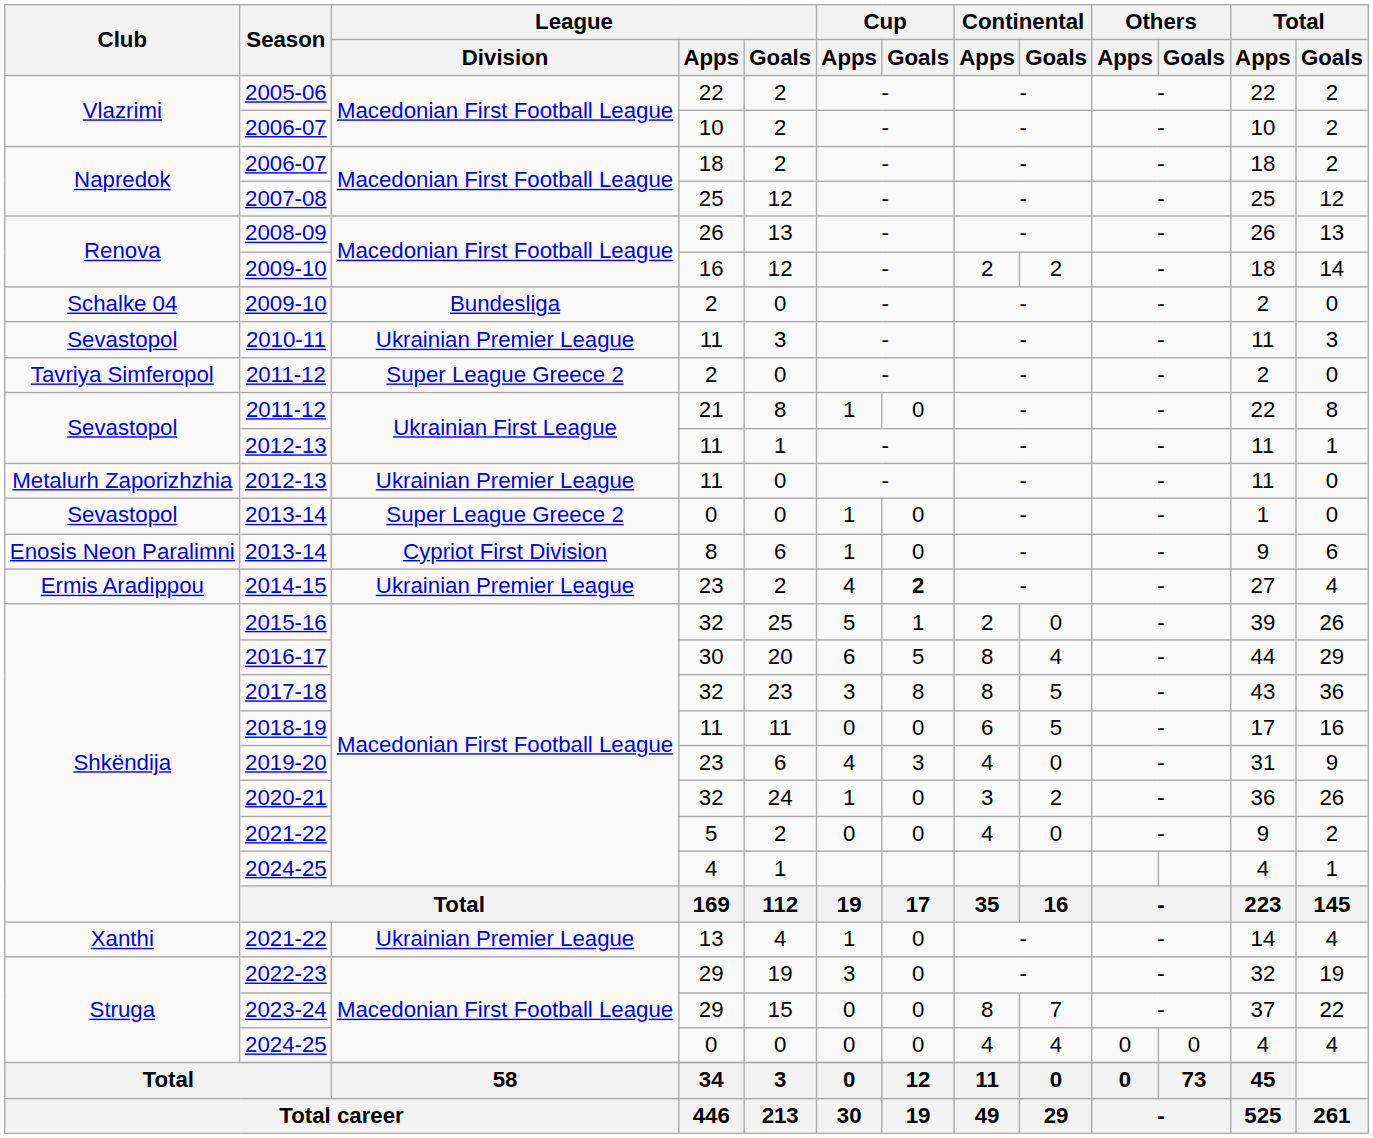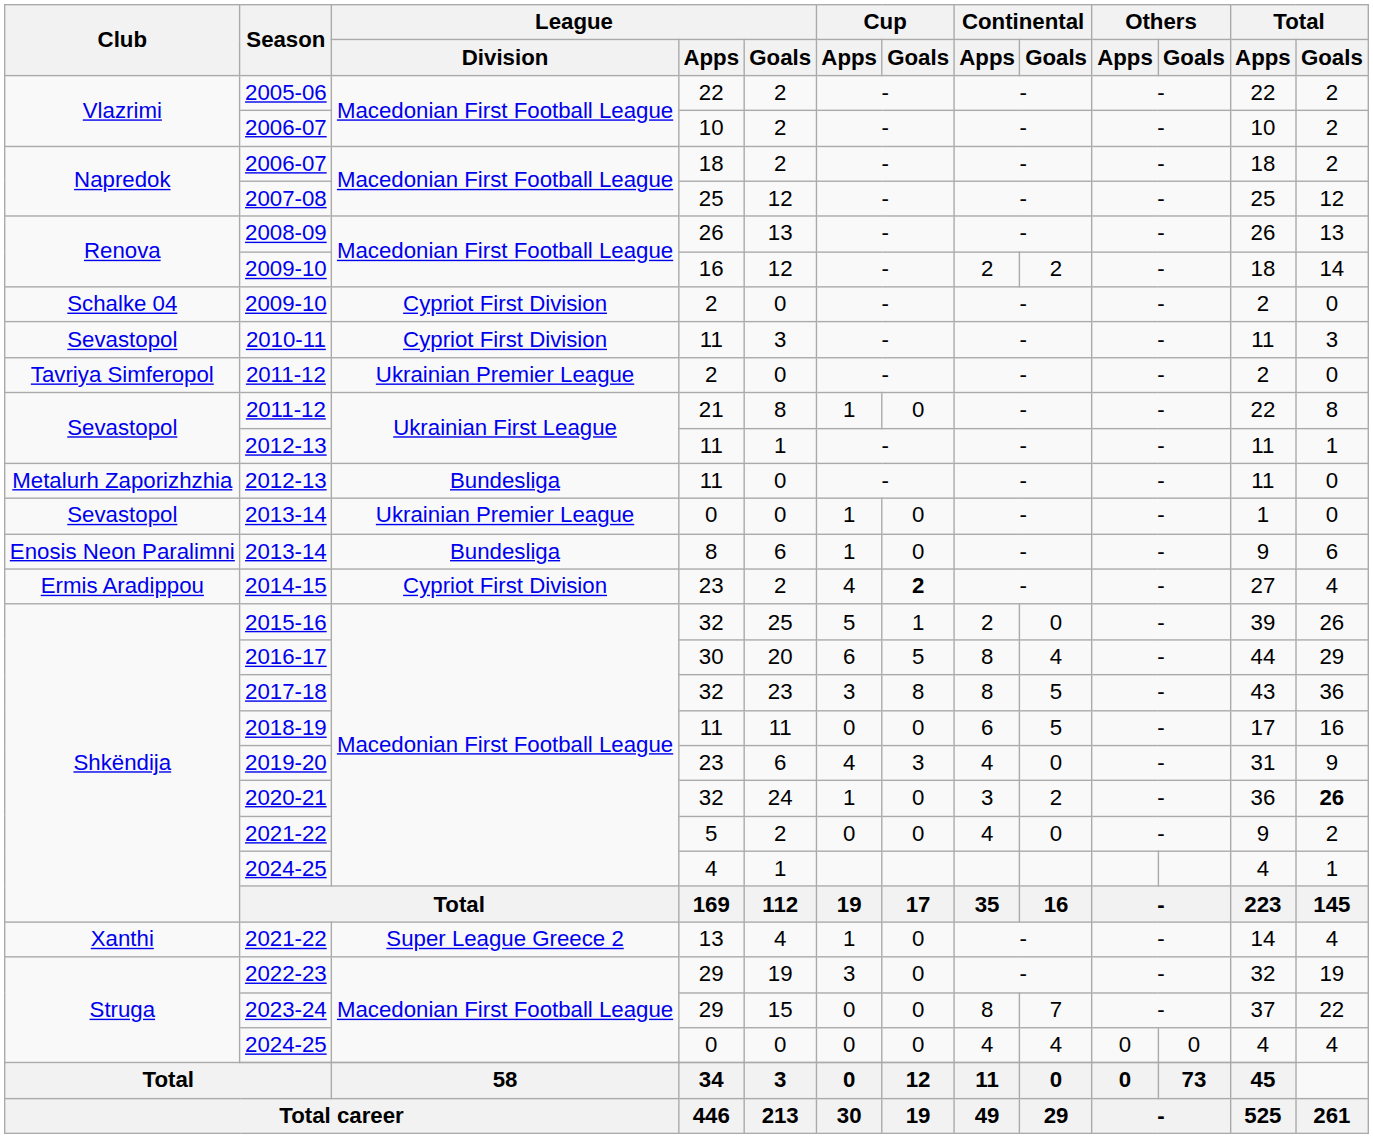(505, 304) Bundesliga -> (505, 304) Cypriot First Division
(505, 339) Ukrainian Premier League -> (505, 339) Cypriot First Division
(505, 374) Super League Greece 2 -> (505, 374) Ukrainian Premier League
(505, 480) Ukrainian Premier League -> (505, 480) Bundesliga
(505, 515) Super League Greece 2 -> (505, 515) Ukrainian Premier League
(505, 551) Cypriot First Division -> (505, 551) Bundesliga
(505, 586) Ukrainian Premier League -> (505, 586) Cypriot First Division
(1332, 798) normal -> (1332, 798) bold
(505, 939) Ukrainian Premier League -> (505, 939) Super League Greece 2
